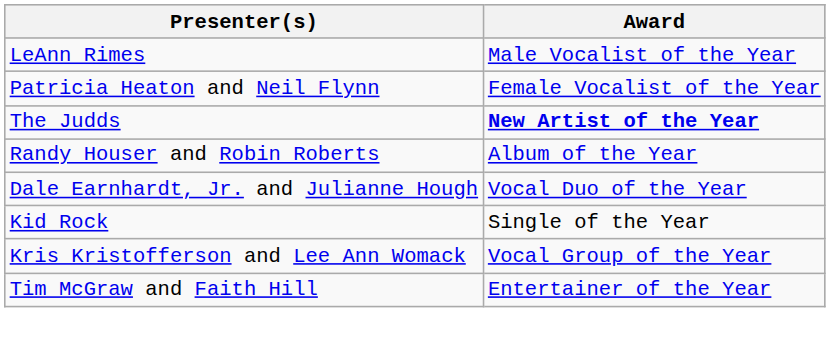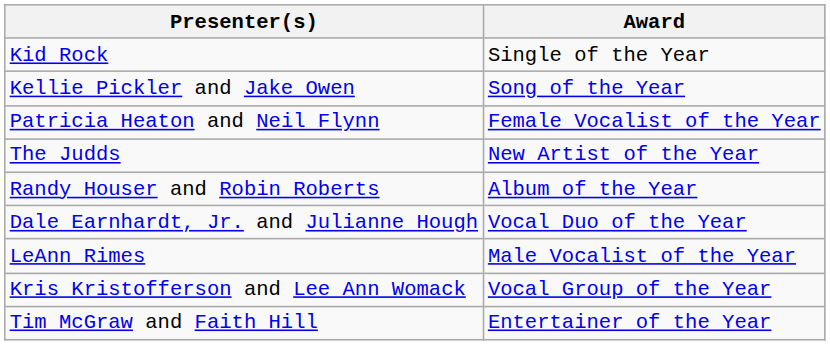rows swapped: (59, 222) <-> (77, 55)
+ row: (182, 88)
(623, 122) bold -> (623, 155) normal
